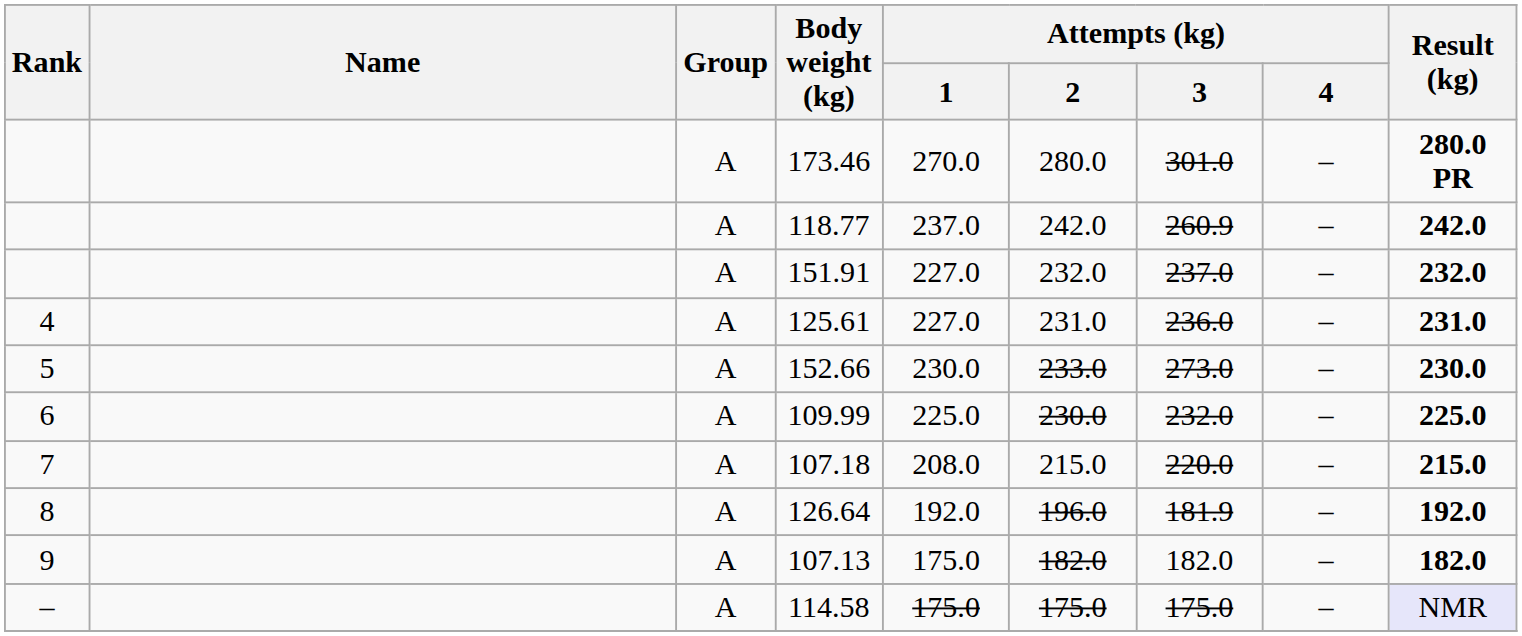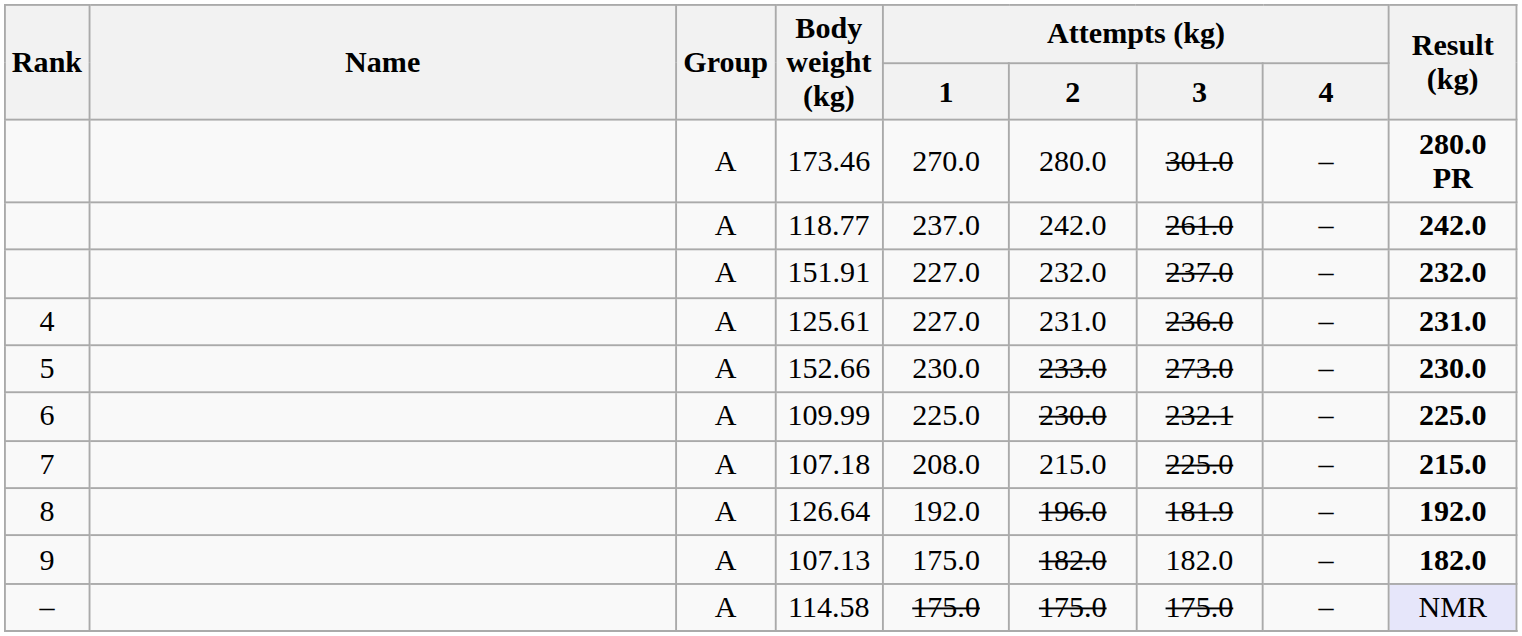(1199, 225) 260.9 -> (1199, 225) 261.0
(1199, 416) 232.0 -> (1199, 416) 232.1
(1199, 463) 220.0 -> (1199, 463) 225.0
